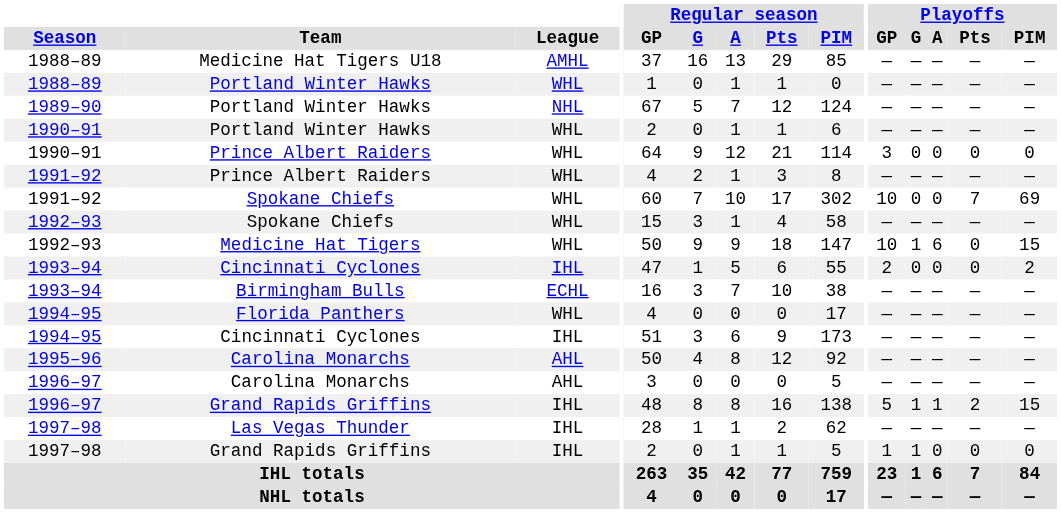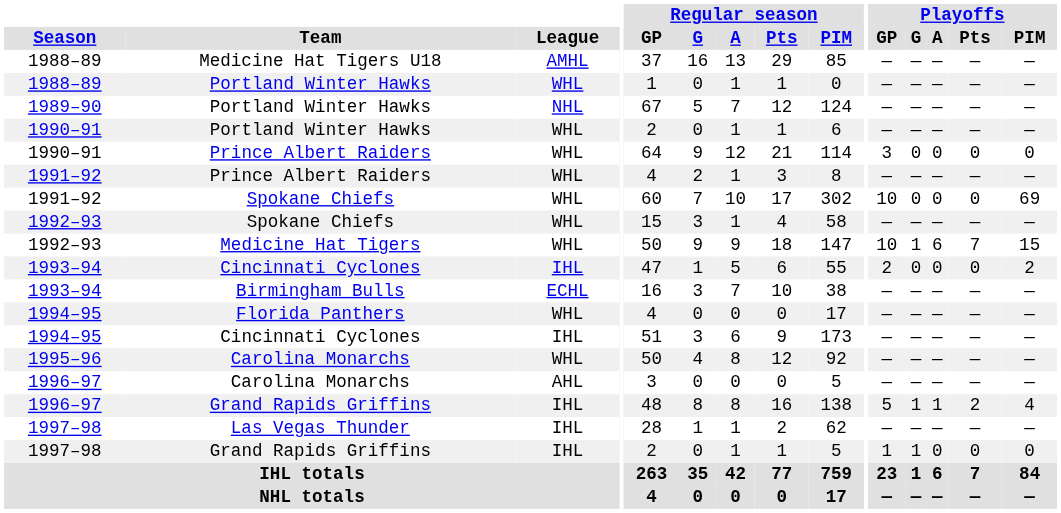(975, 199) 7 -> (975, 199) 0
(975, 245) 0 -> (975, 245) 7
(568, 360) AHL -> (568, 360) WHL
(1030, 406) 15 -> (1030, 406) 4
